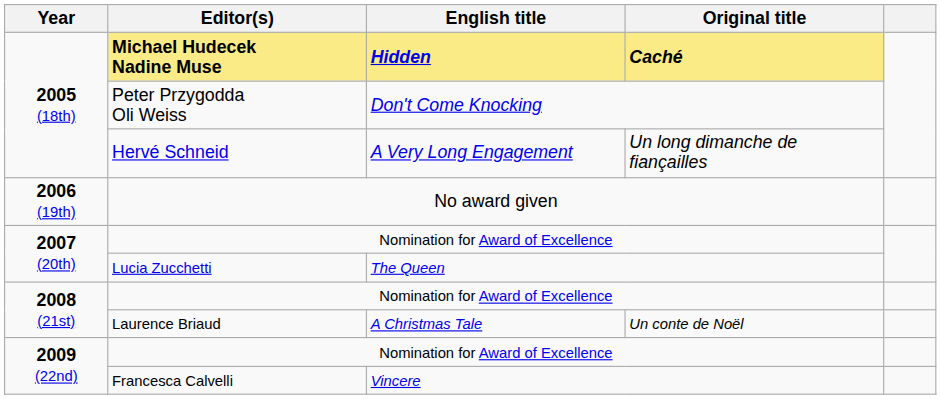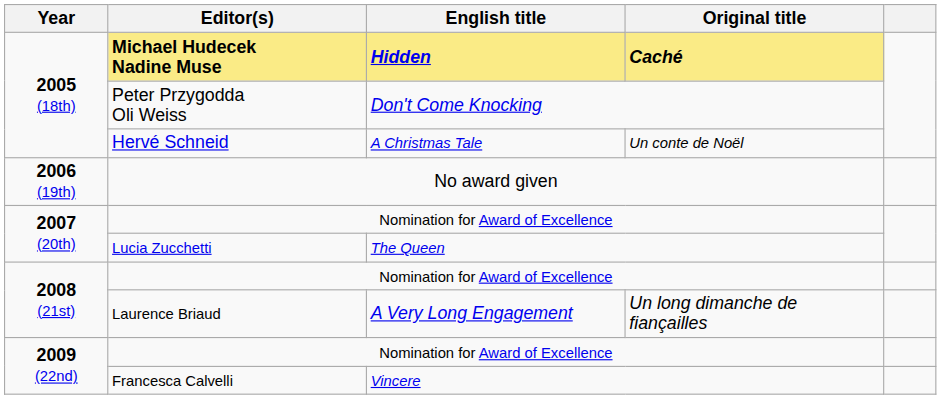(472, 153) A Very Long Engagement -> (426, 144) A Christmas Tale
(713, 153) Un long dimanche de fiançailles -> (686, 144) Un conte de Noël
(426, 324) A Christmas Tale -> (472, 313) A Very Long Engagement
(686, 324) Un conte de Noël -> (713, 313) Un long dimanche de fiançailles
